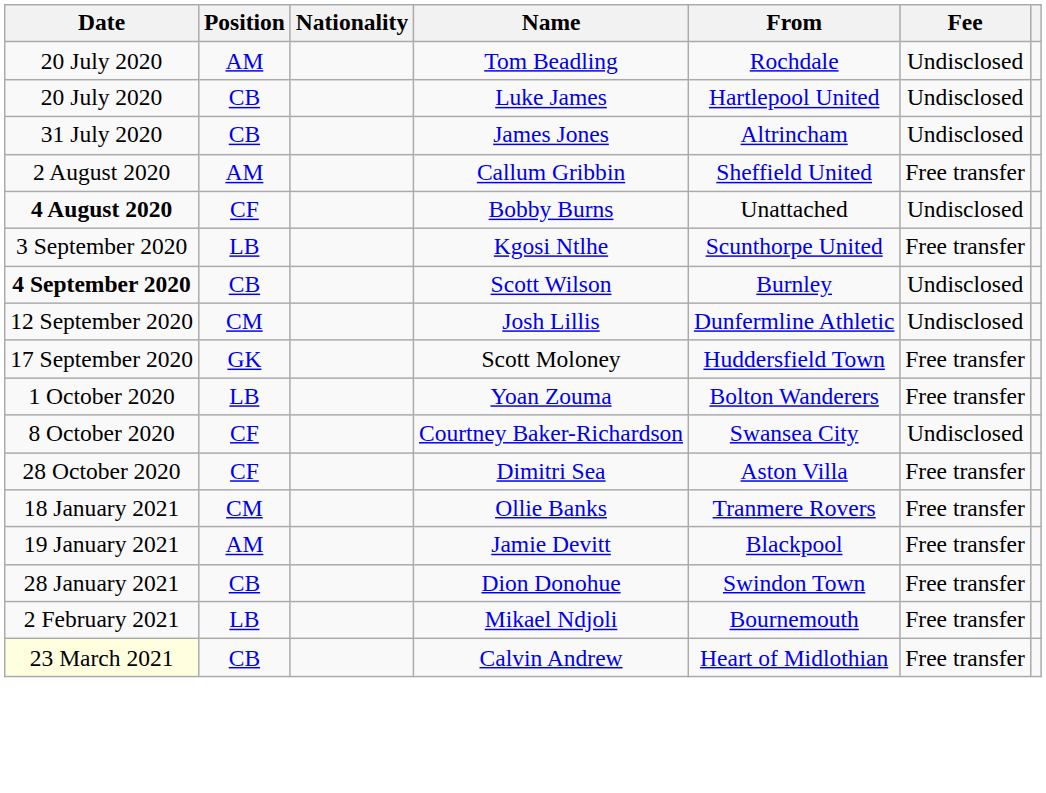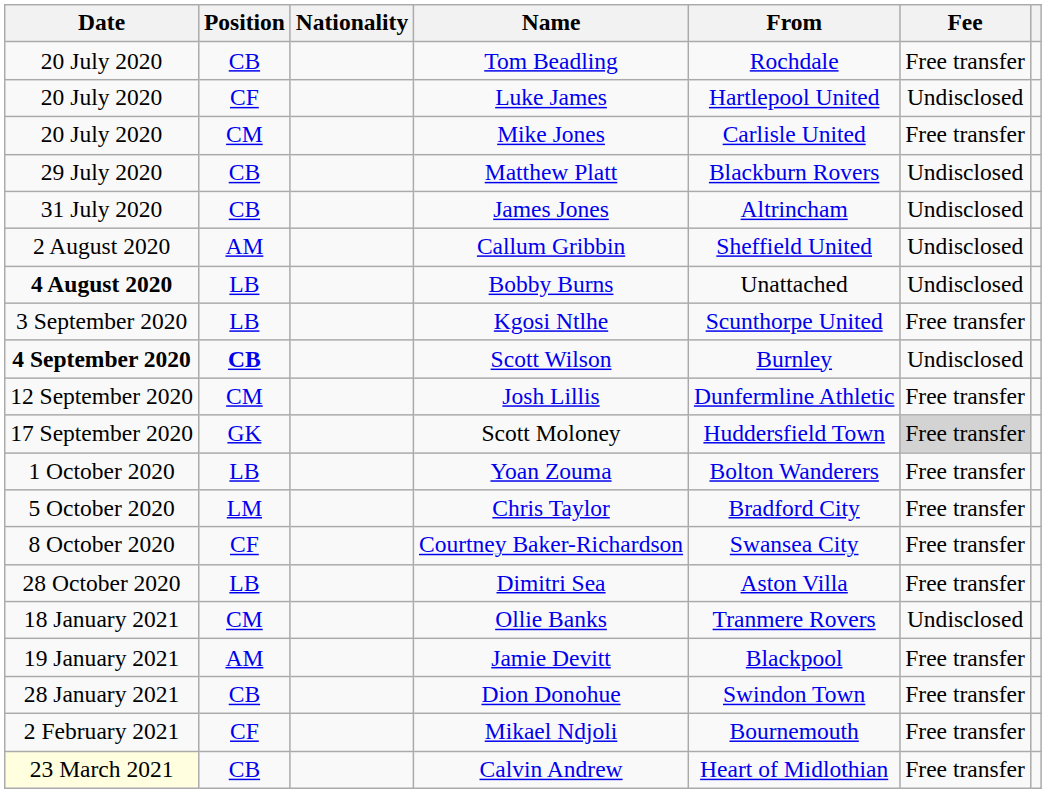(244, 60) AM -> (244, 60) CB
(965, 60) Undisclosed -> (965, 60) Free transfer
(244, 97) CB -> (244, 97) CF
+ row: (551, 135)
+ row: (551, 172)
(965, 172) Free transfer -> (965, 246) Undisclosed
(244, 209) CF -> (244, 284) LB
(244, 284) normal -> (244, 358) bold
(965, 321) Undisclosed -> (965, 396) Free transfer
(965, 358) no background -> (965, 433) lightgrey background
+ row: (551, 508)
(965, 433) Undisclosed -> (965, 545) Free transfer
(244, 470) CF -> (244, 582) LB
(965, 508) Free transfer -> (965, 619) Undisclosed
(244, 619) LB -> (244, 731) CF
